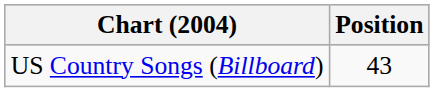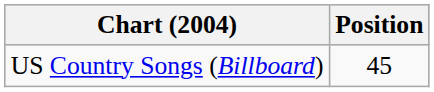(379, 65) 43 -> (379, 65) 45
